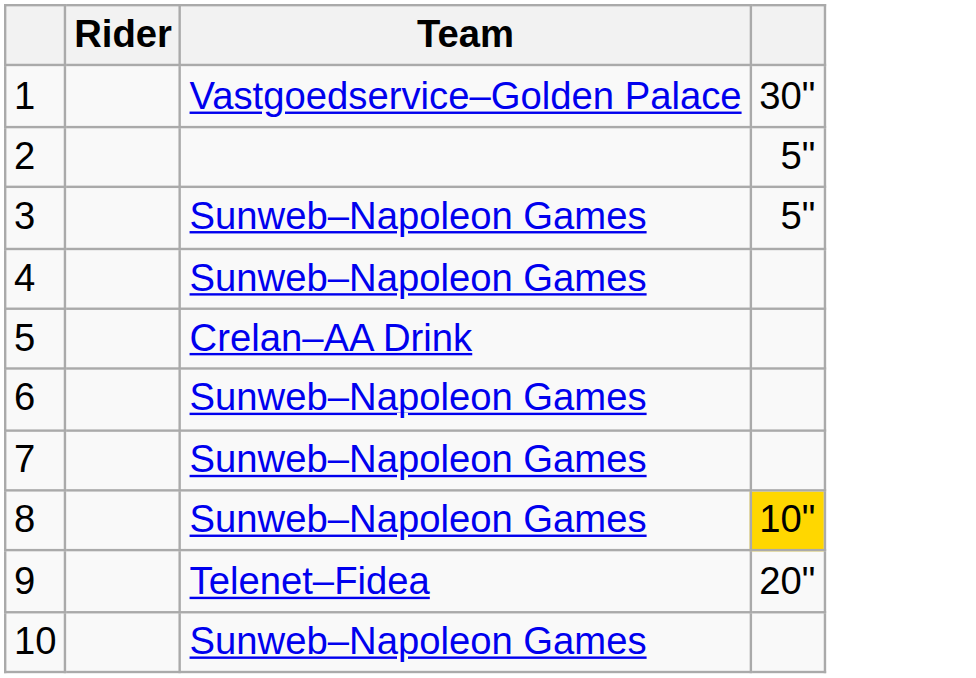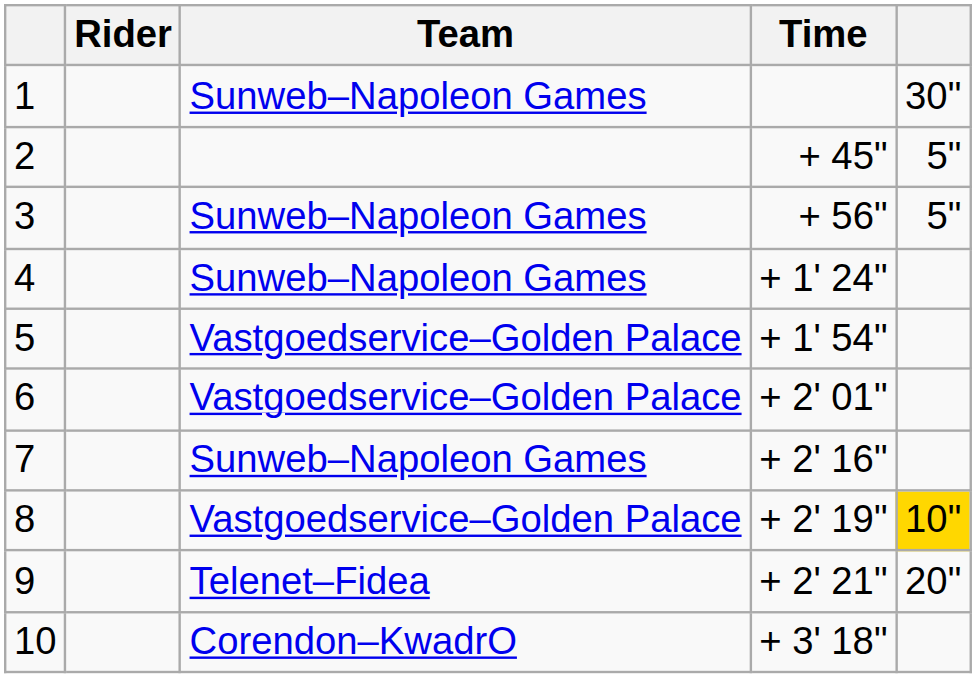+ column: (823, 34)
(466, 95) Vastgoedservice–Golden Palace -> (418, 95) Sunweb–Napoleon Games
(331, 338) Crelan–AA Drink -> (466, 338) Vastgoedservice–Golden Palace
(418, 398) Sunweb–Napoleon Games -> (466, 398) Vastgoedservice–Golden Palace
(418, 519) Sunweb–Napoleon Games -> (466, 519) Vastgoedservice–Golden Palace
(418, 641) Sunweb–Napoleon Games -> (353, 641) Corendon–KwadrO
